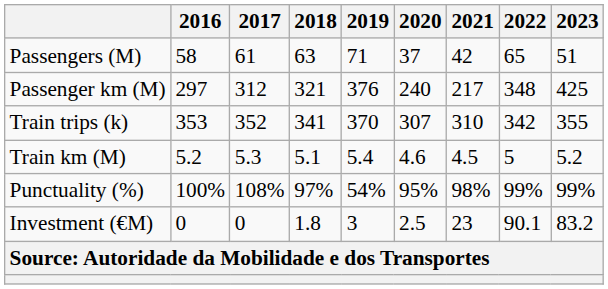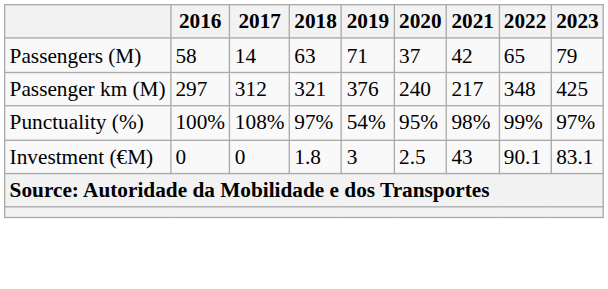(245, 55) 61 -> (245, 55) 14
(567, 55) 51 -> (567, 55) 79
- row: (69, 122)
- row: (68, 156)
(576, 190) 99% -> (576, 122) 97%
(462, 223) 23 -> (462, 156) 43
(575, 223) 83.2 -> (575, 156) 83.1
